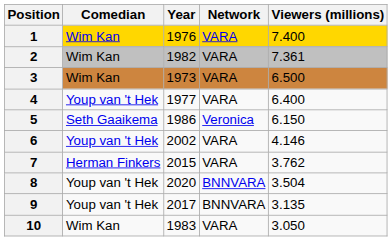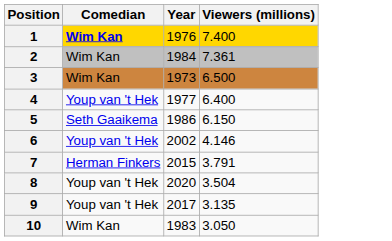- column: (234, 15)
(93, 36) normal -> (94, 36) bold
(181, 57) 1982 -> (181, 57) 1984
(288, 162) 3.762 -> (219, 162) 3.791
